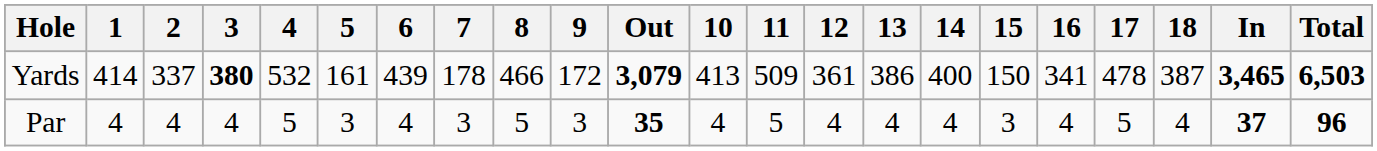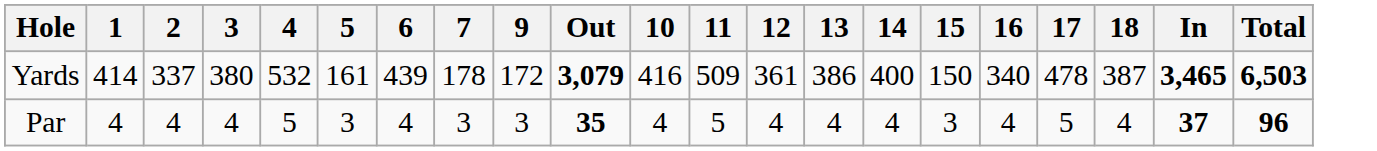- column: (522, 27)
(231, 74) bold -> (231, 74) normal
(718, 74) 413 -> (660, 74) 416
(1066, 74) 341 -> (1008, 74) 340
